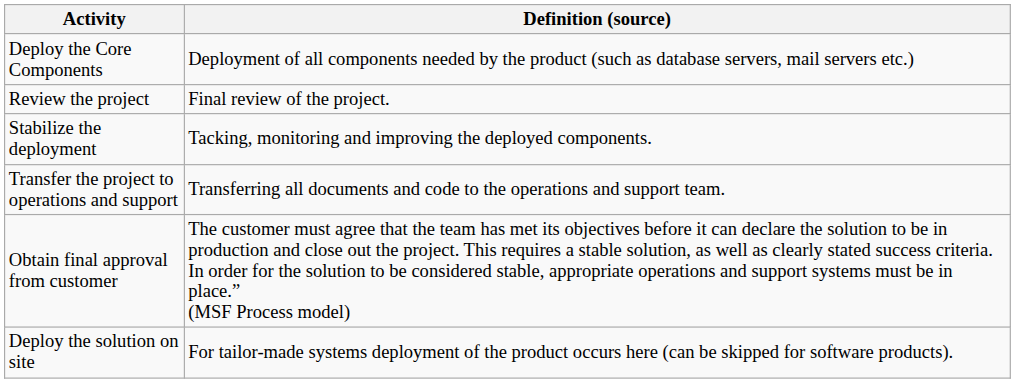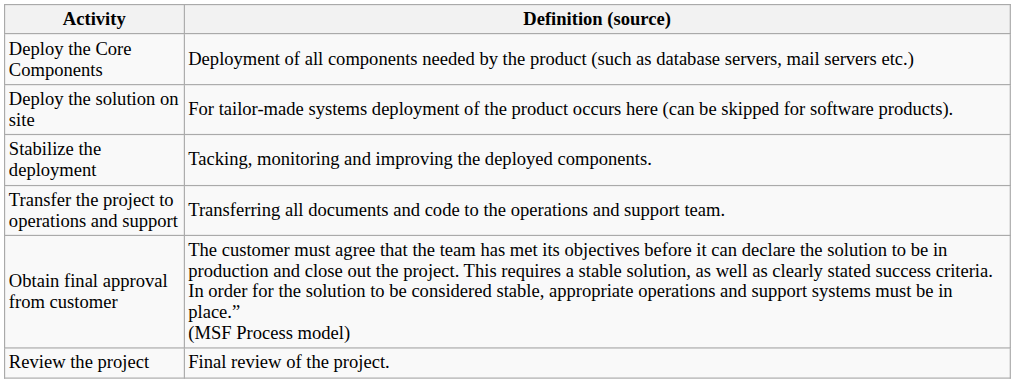rows swapped: (94, 352) <-> (79, 98)
